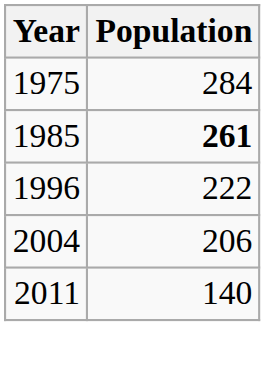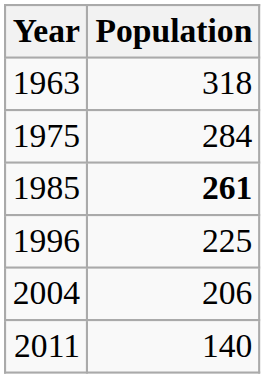+ row: (46, 83)
(227, 188) 222 -> (227, 240) 225
